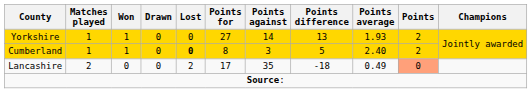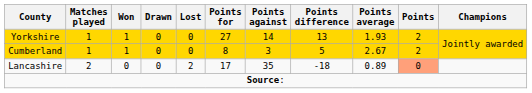(191, 51) bold -> (191, 51) normal
(375, 51) 2.40 -> (375, 51) 2.67
(375, 66) 0.49 -> (375, 66) 0.89
